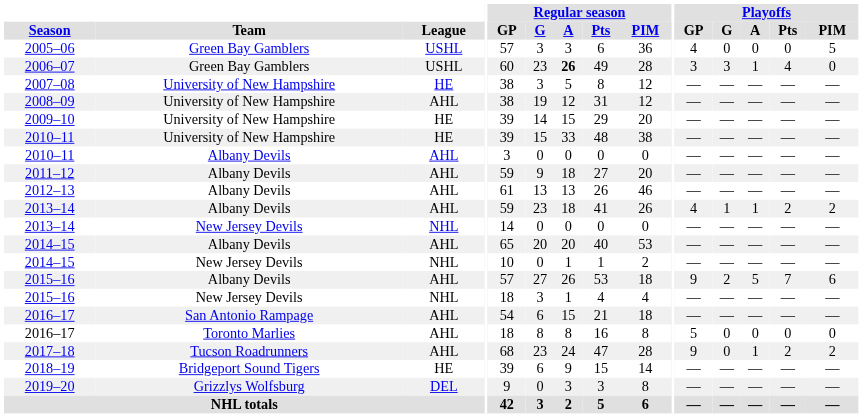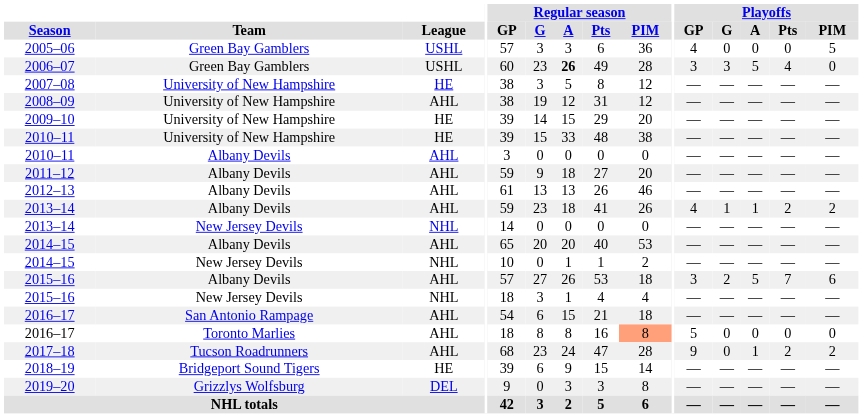(755, 66) 1 -> (755, 66) 5
(694, 279) 9 -> (694, 279) 3
(645, 333) no background -> (645, 333) lightsalmon background
